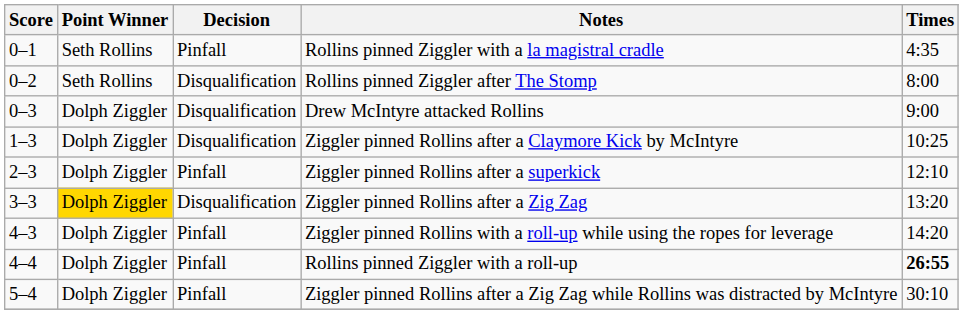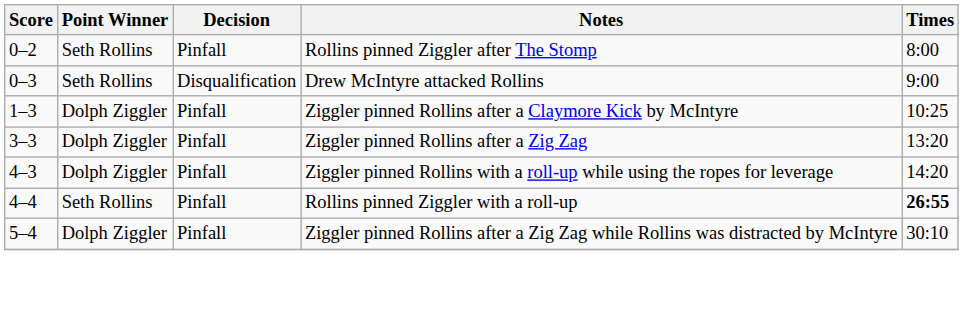- row: (484, 49)
(237, 80) Disqualification -> (202, 49) Pinfall
(114, 110) Dolph Ziggler -> (107, 80) Seth Rollins
(237, 141) Disqualification -> (202, 110) Pinfall
- row: (453, 171)
(114, 202) gold background -> (114, 141) no background
(237, 202) Disqualification -> (202, 141) Pinfall
(114, 263) Dolph Ziggler -> (107, 202) Seth Rollins
